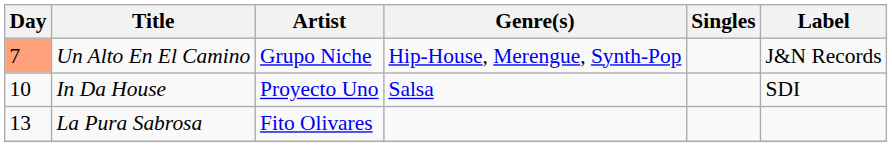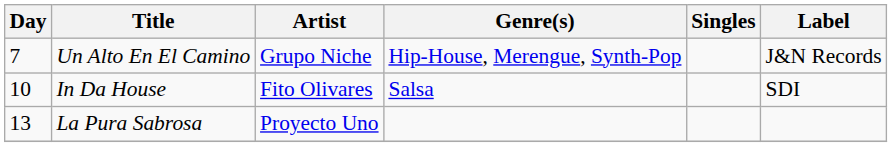(15, 55) lightsalmon background -> (15, 55) no background
(319, 89) Proyecto Uno -> (316, 89) Fito Olivares
(316, 123) Fito Olivares -> (319, 123) Proyecto Uno
